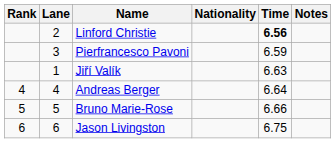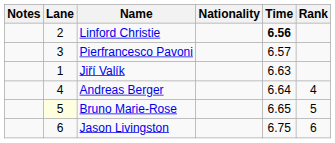columns swapped: (22, 14) <-> (311, 14)
(275, 52) 6.59 -> (279, 52) 6.57
(56, 109) no background -> (60, 109) lightyellow background
(275, 109) 6.66 -> (279, 109) 6.65
